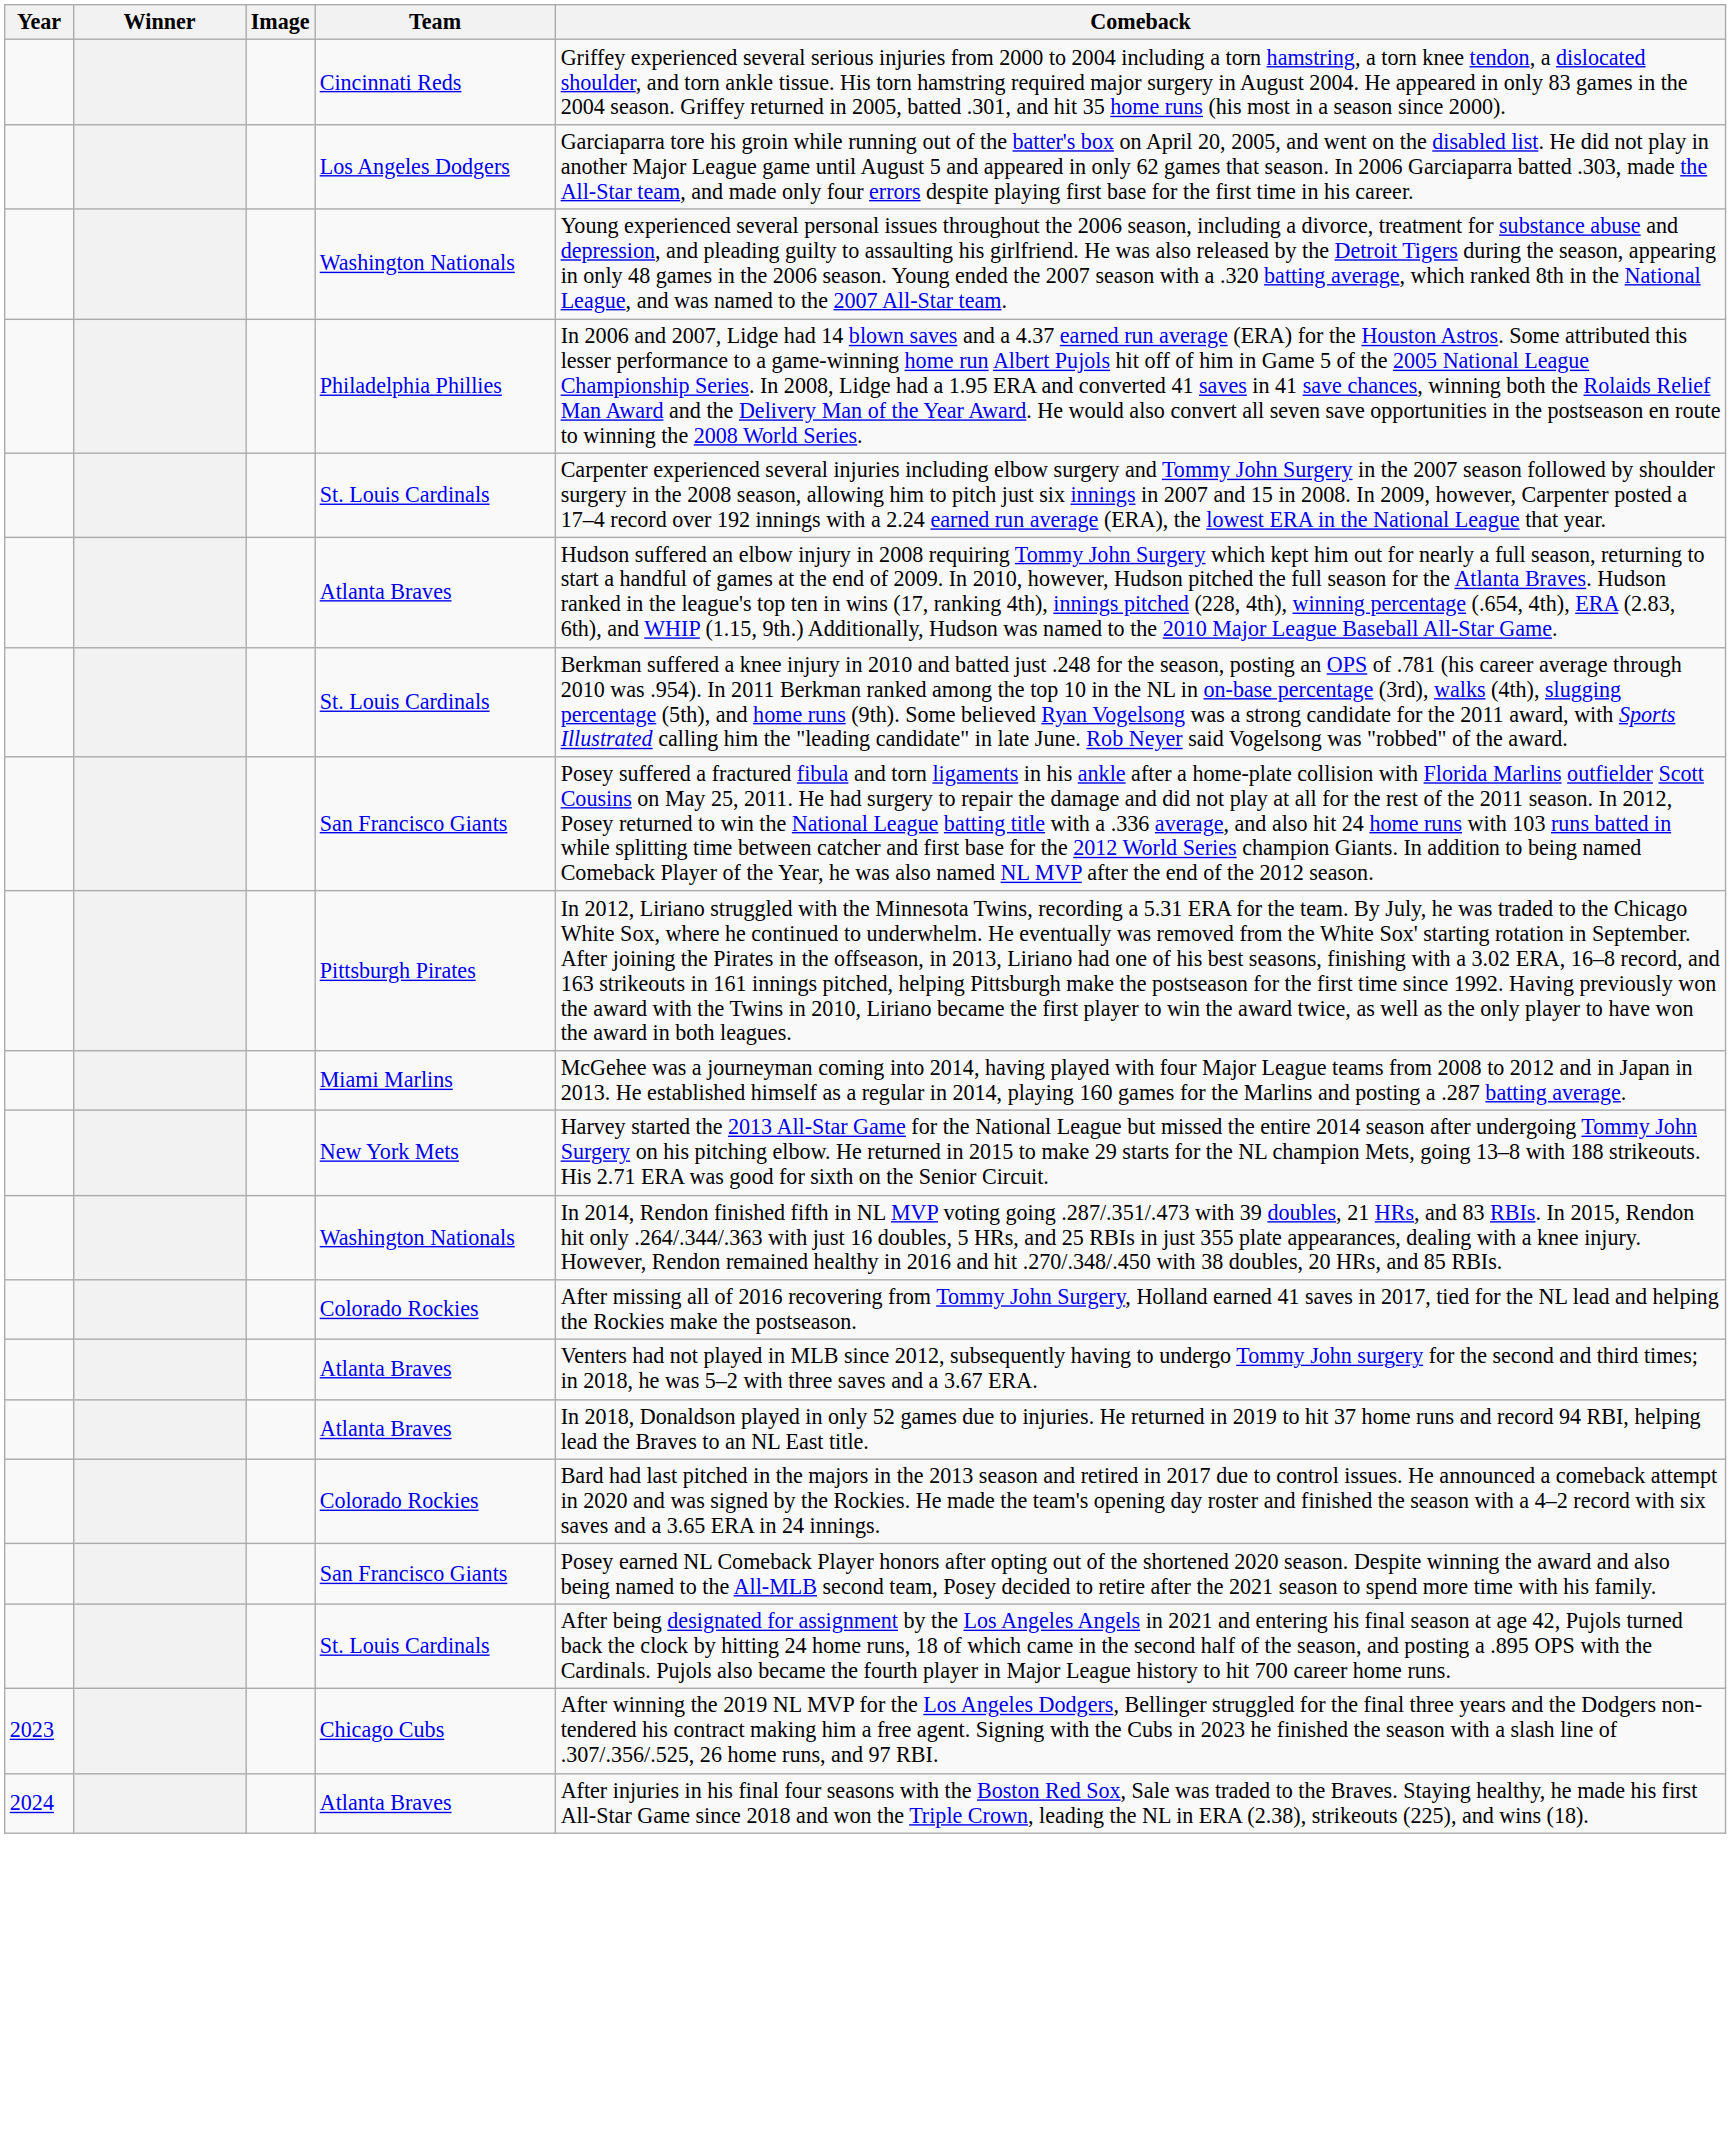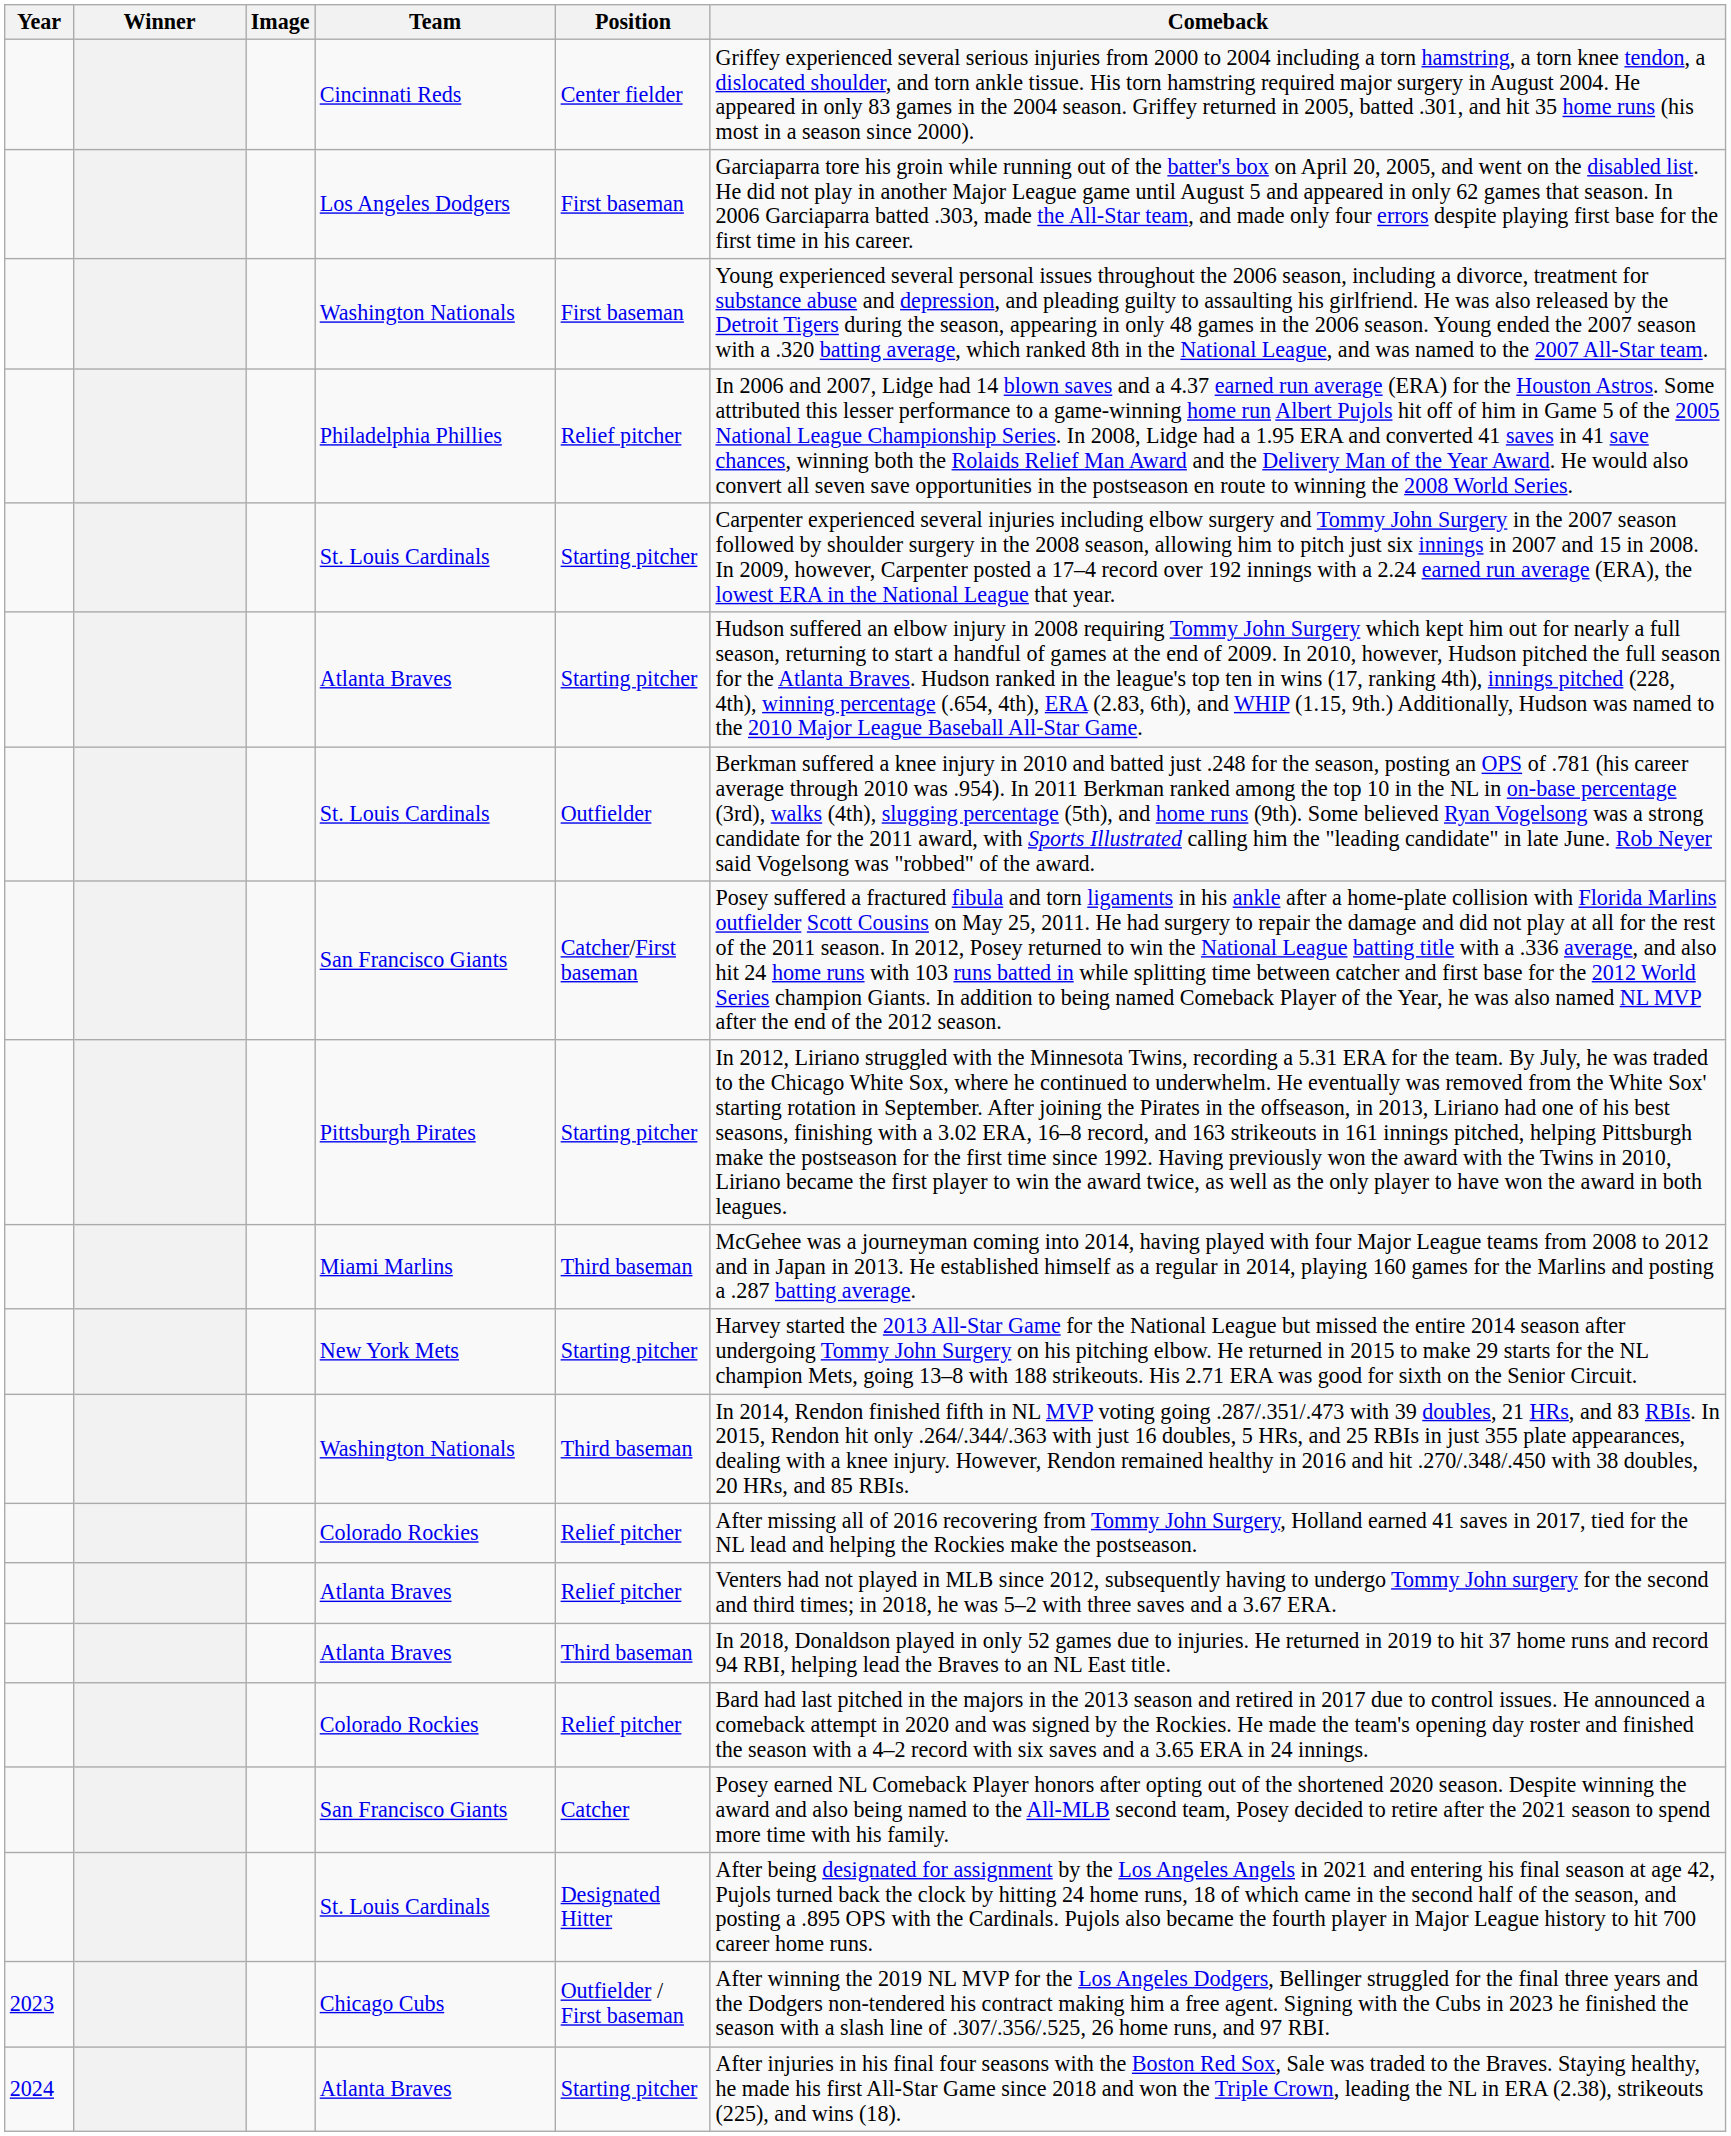+ column: (633, 22)
